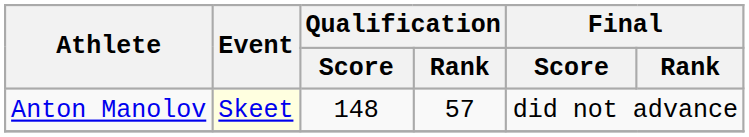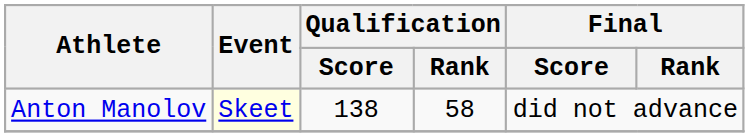(356, 110) 148 -> (356, 110) 138
(460, 110) 57 -> (460, 110) 58
